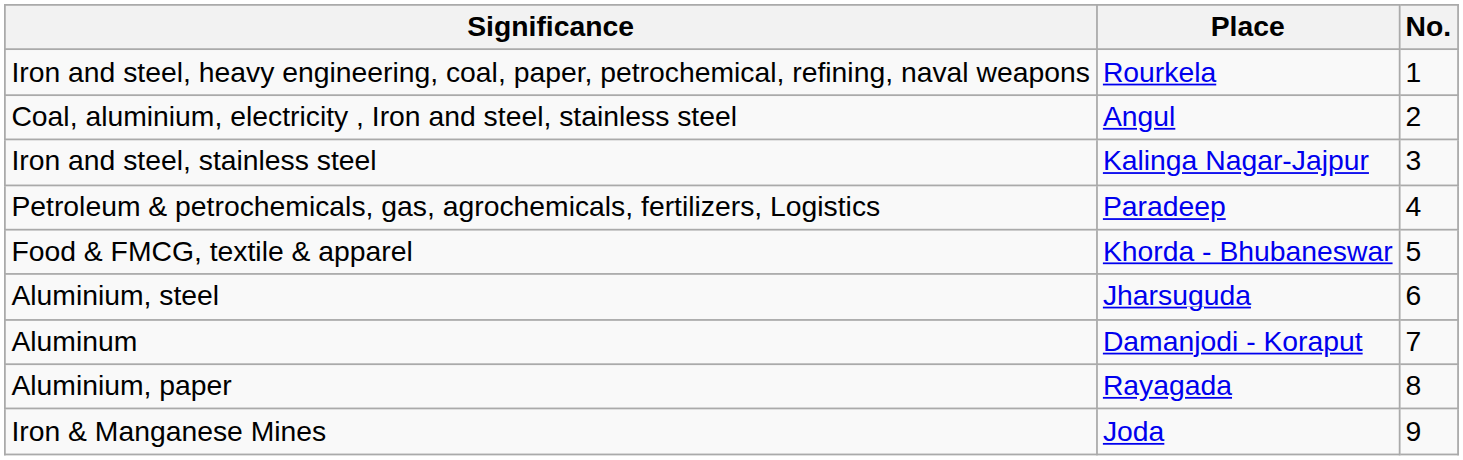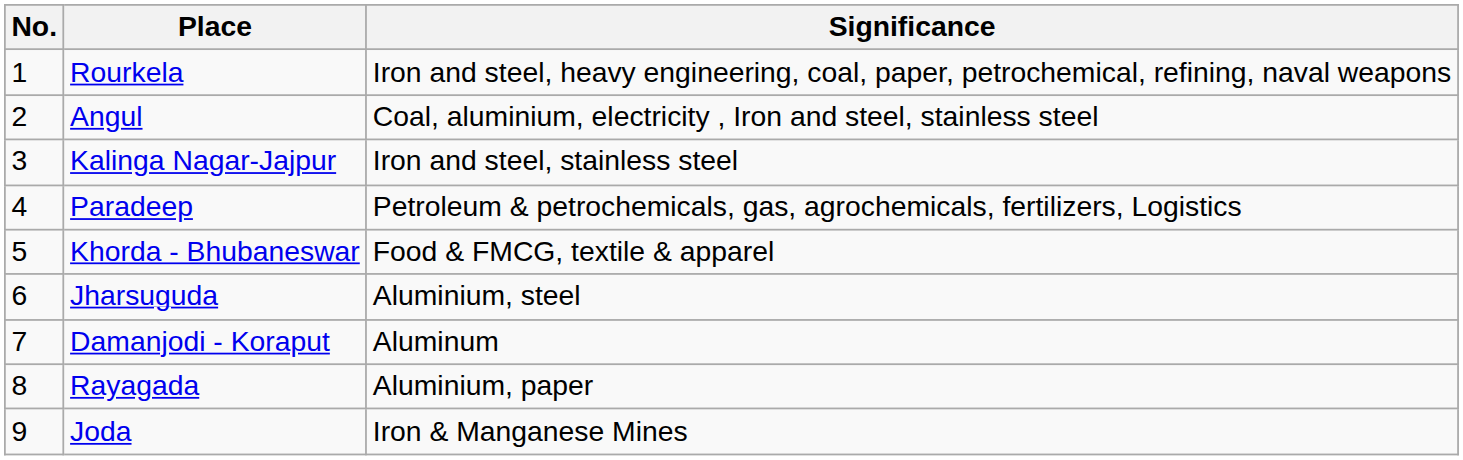columns swapped: (1428, 26) <-> (551, 26)
